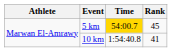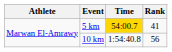(155, 26) 45 -> (155, 26) 41
(155, 40) 41 -> (155, 40) 56
